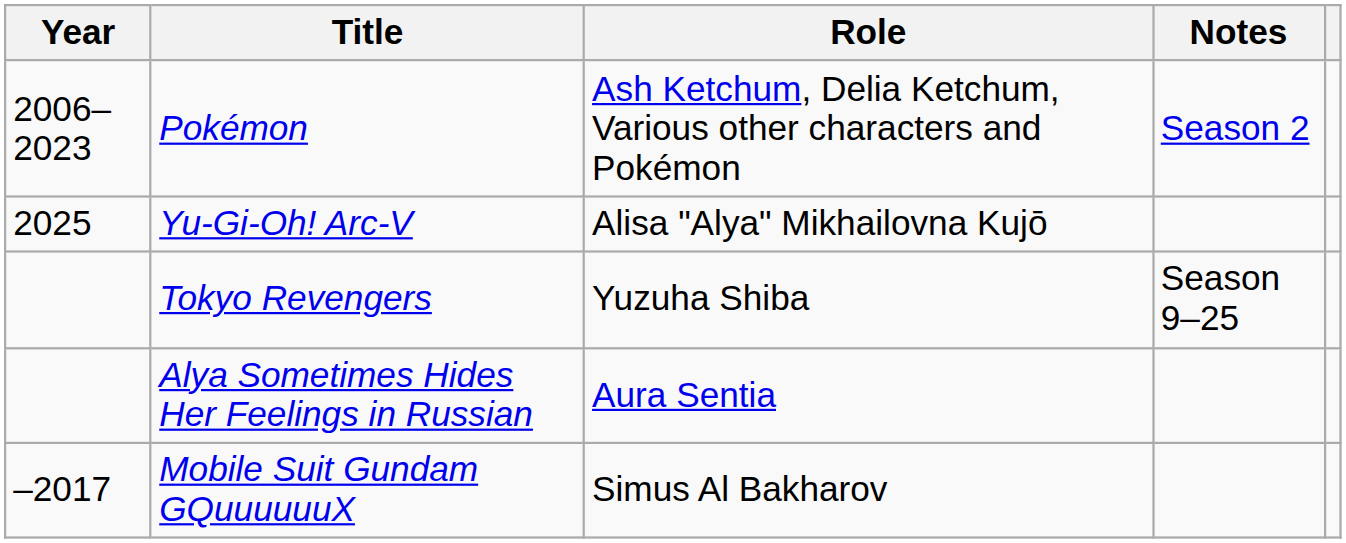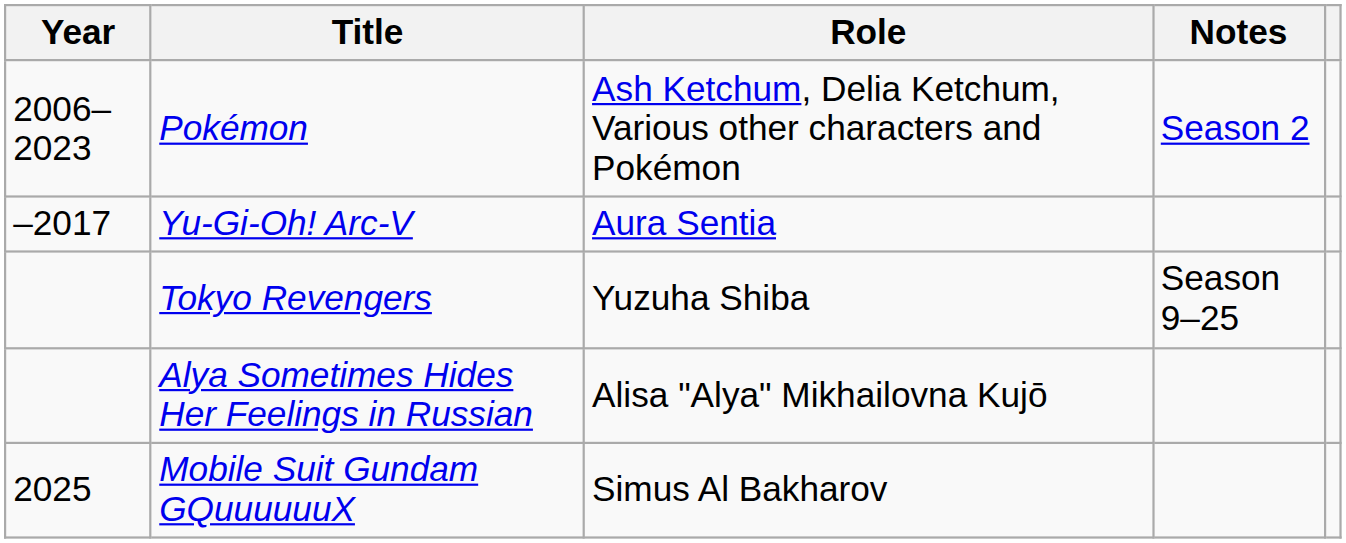(52, 223) 2025 -> (62, 223) –2017
(820, 223) Alisa "Alya" Mikhailovna Kujō -> (684, 223) Aura Sentia
(684, 394) Aura Sentia -> (820, 394) Alisa "Alya" Mikhailovna Kujō
(62, 489) –2017 -> (52, 489) 2025
